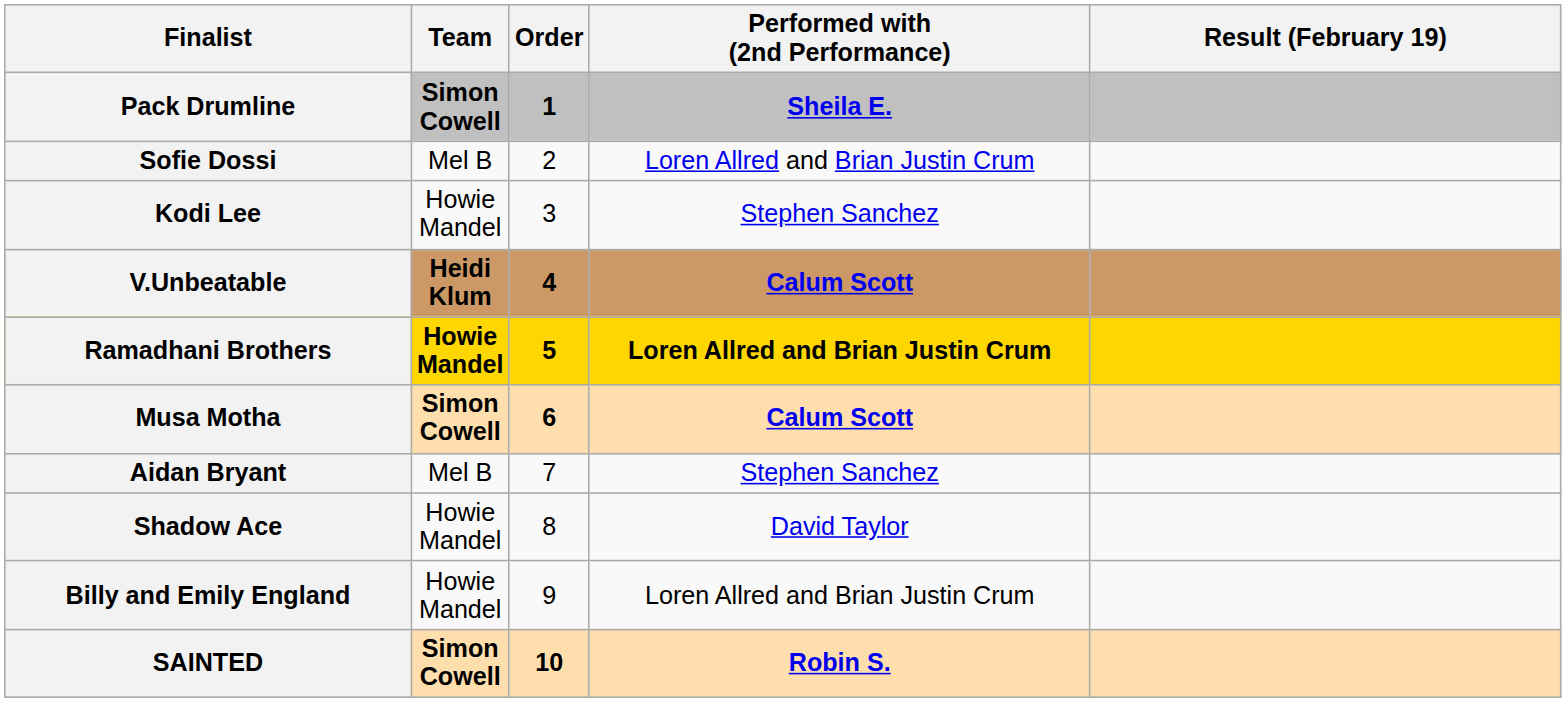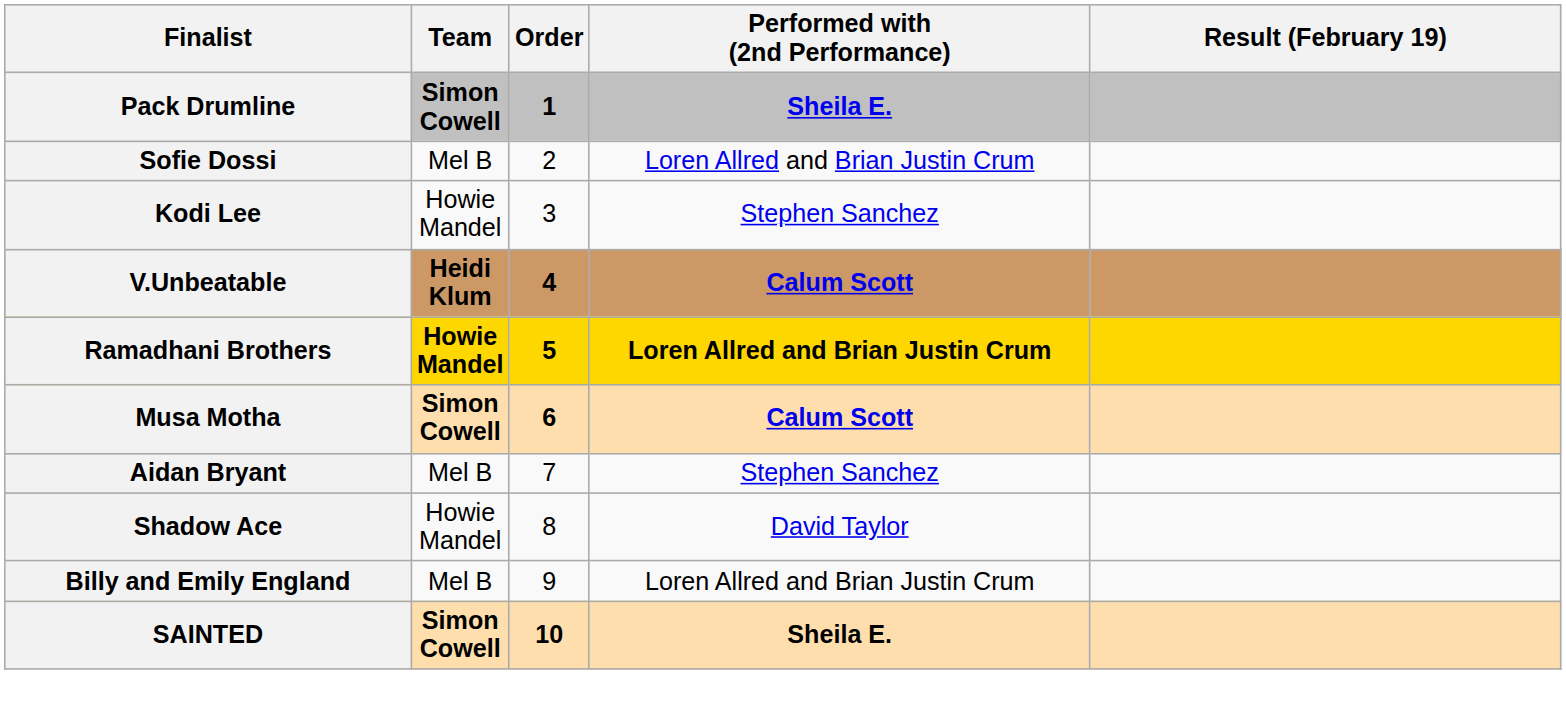(460, 594) Howie Mandel -> (460, 580) Mel B
(840, 663) Robin S. -> (840, 634) Sheila E.
